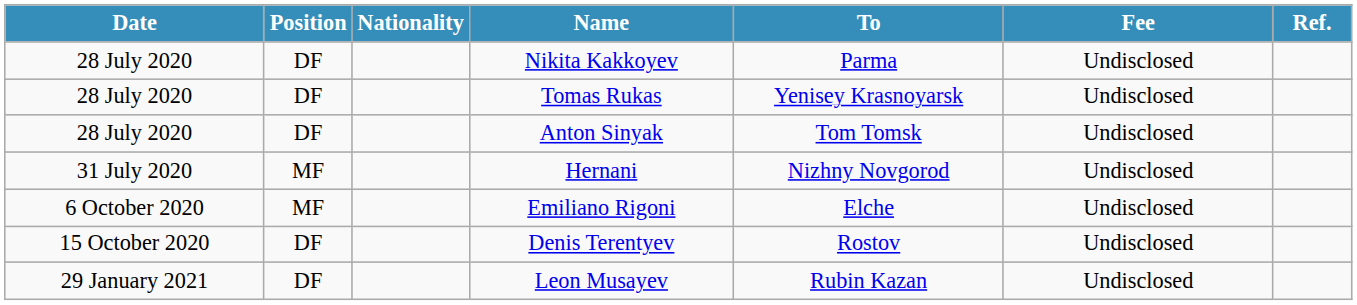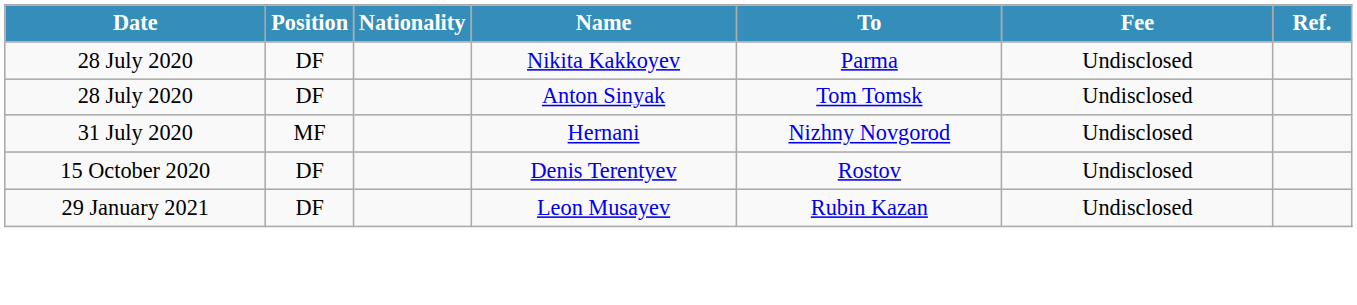- row: (601, 96)
- row: (601, 207)
